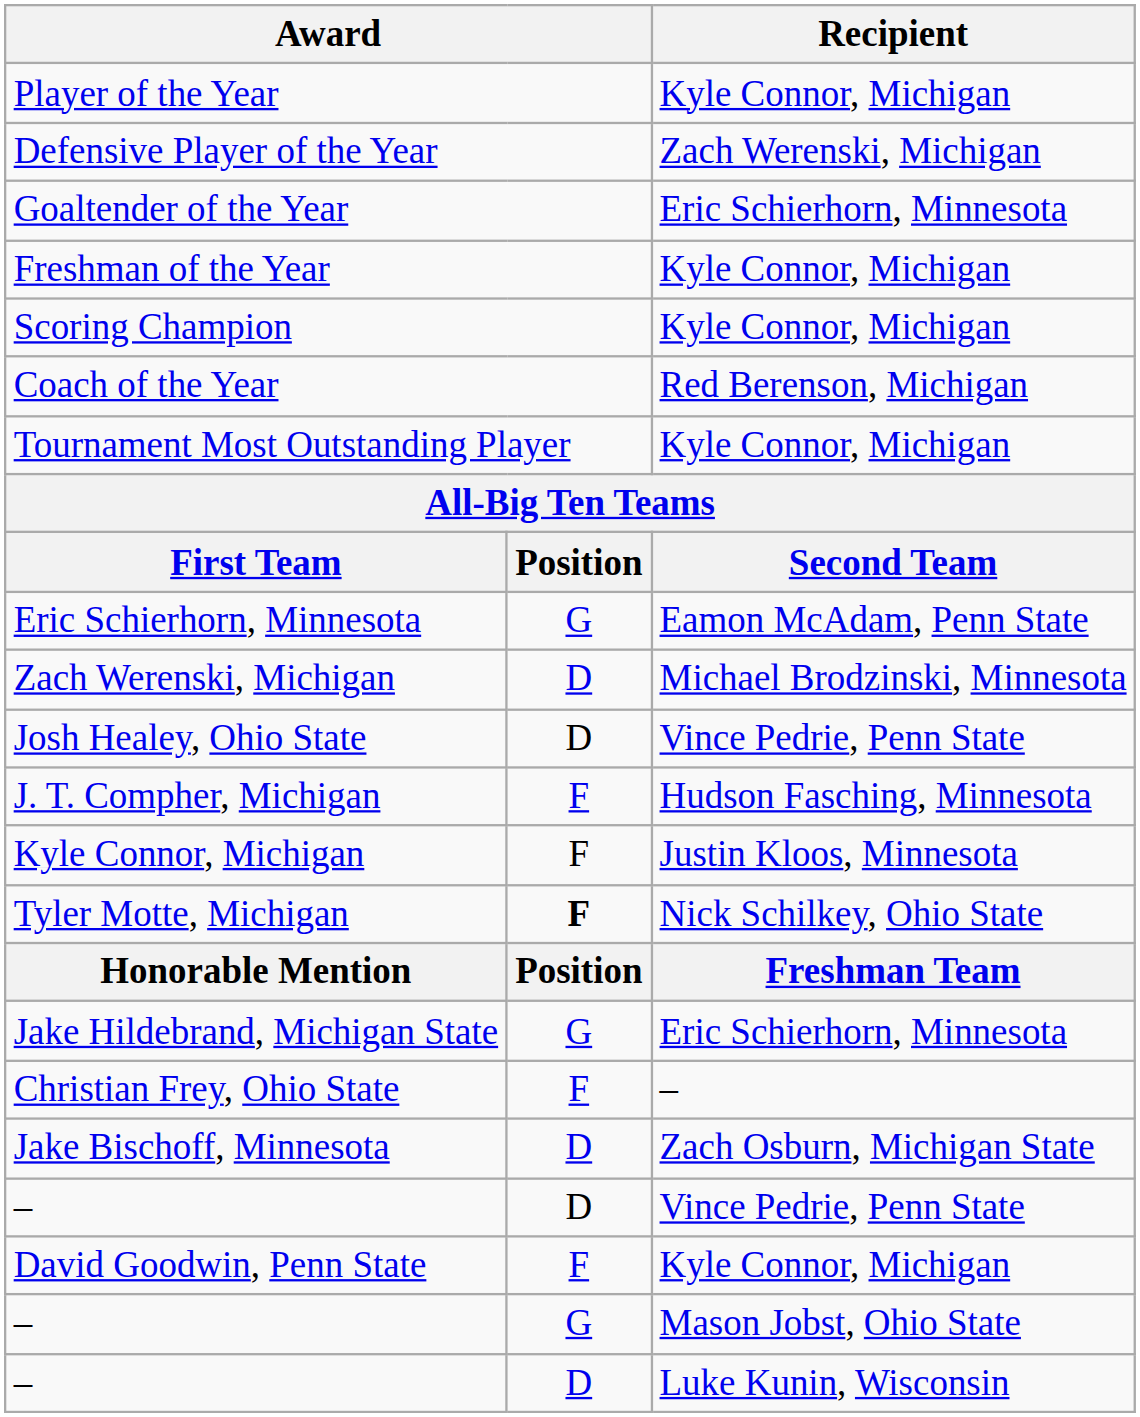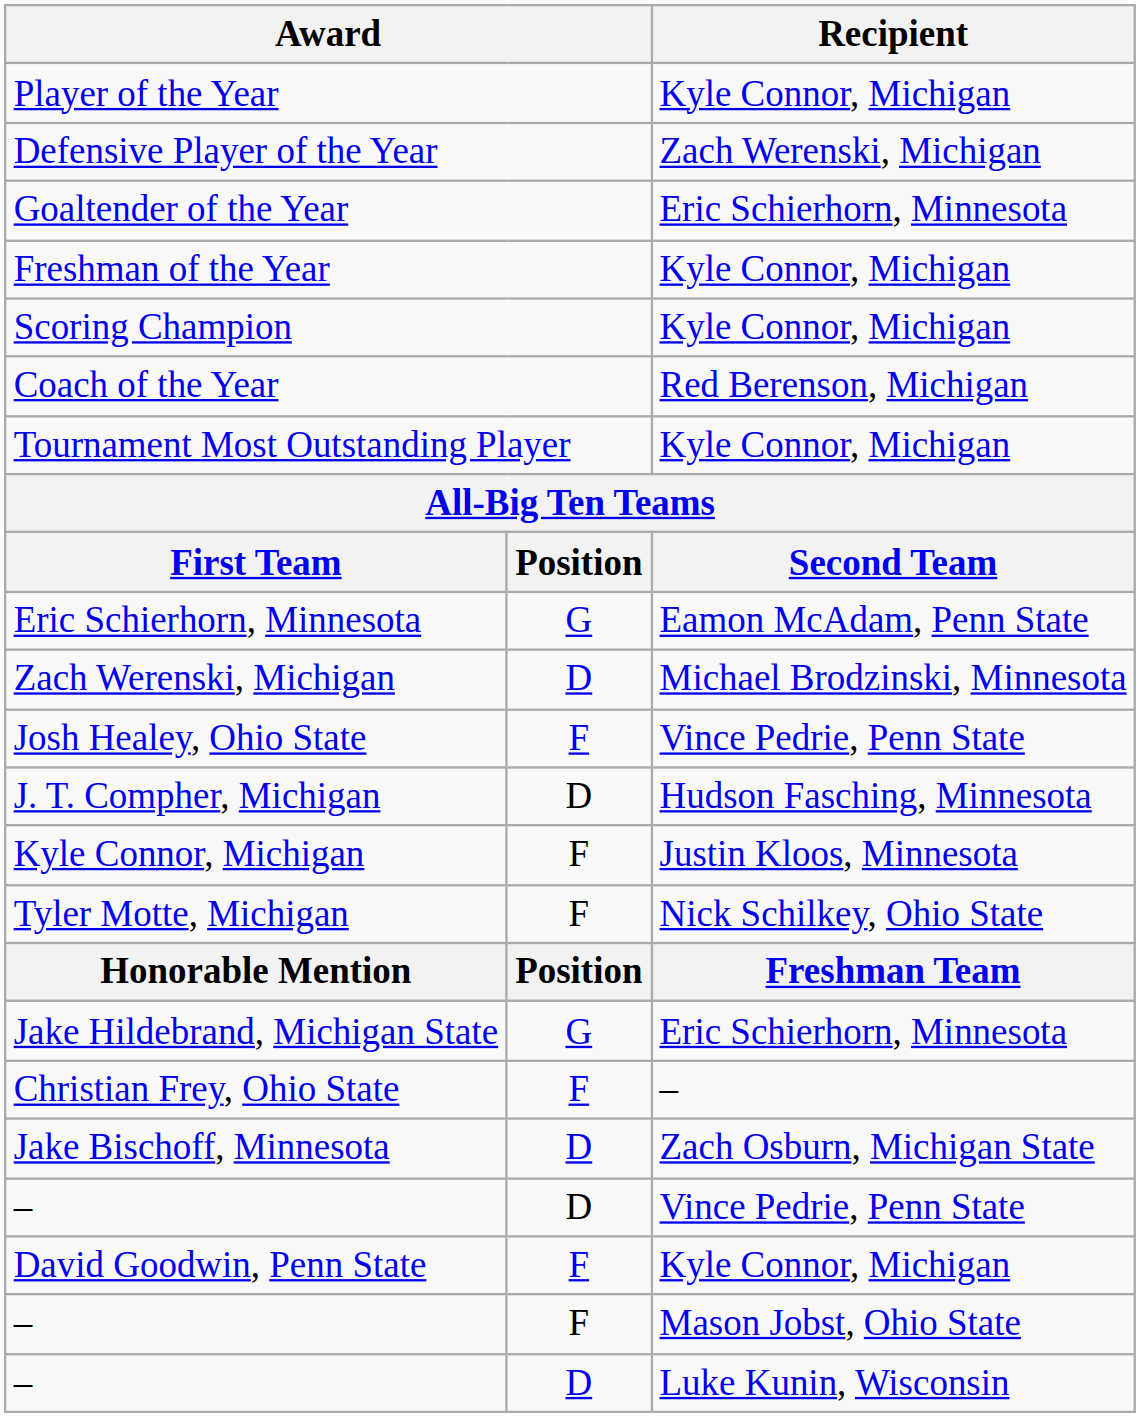(579, 737) D -> (579, 737) F
(579, 795) F -> (579, 795) D
(579, 913) bold -> (579, 913) normal
(579, 1323) G -> (579, 1323) F
